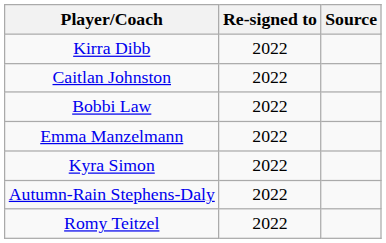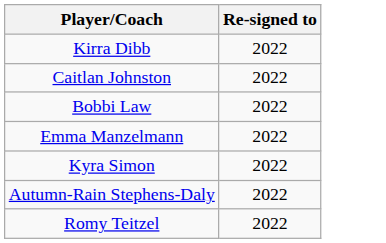- column: (351, 19)
